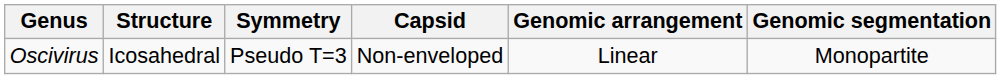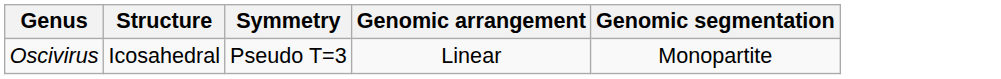- column: (430, 21)
